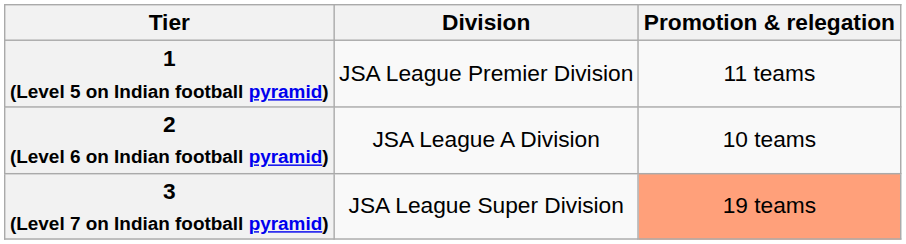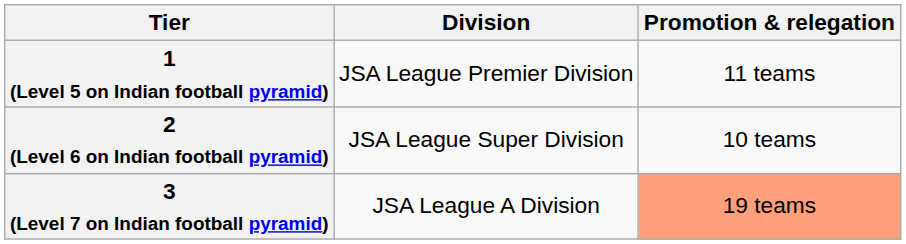(486, 139) JSA League A Division -> (486, 139) JSA League Super Division
(486, 205) JSA League Super Division -> (486, 205) JSA League A Division
